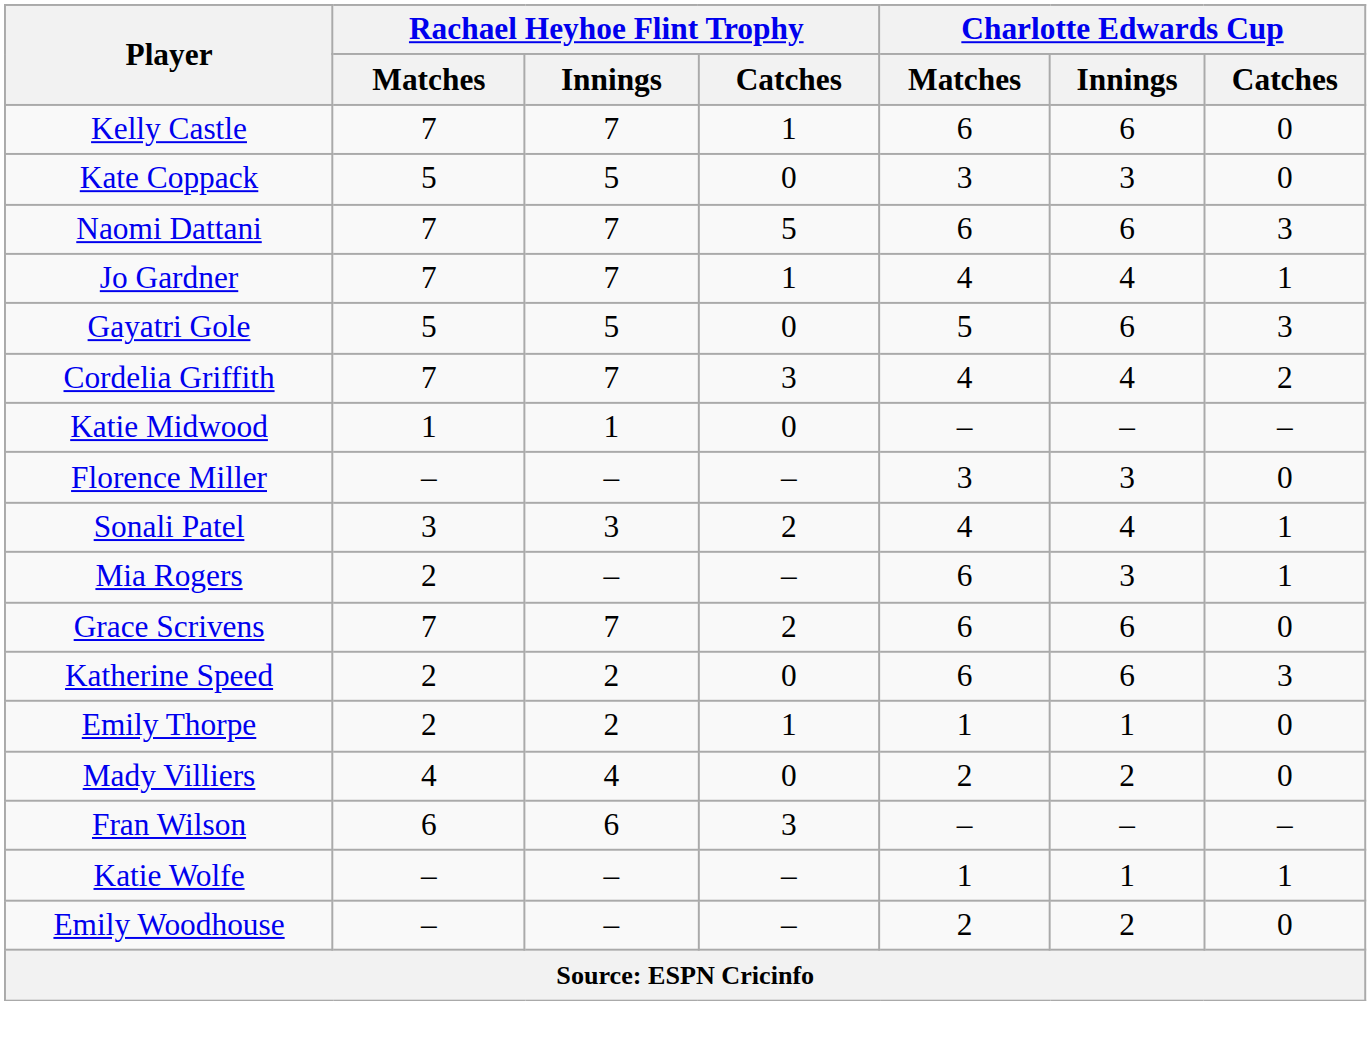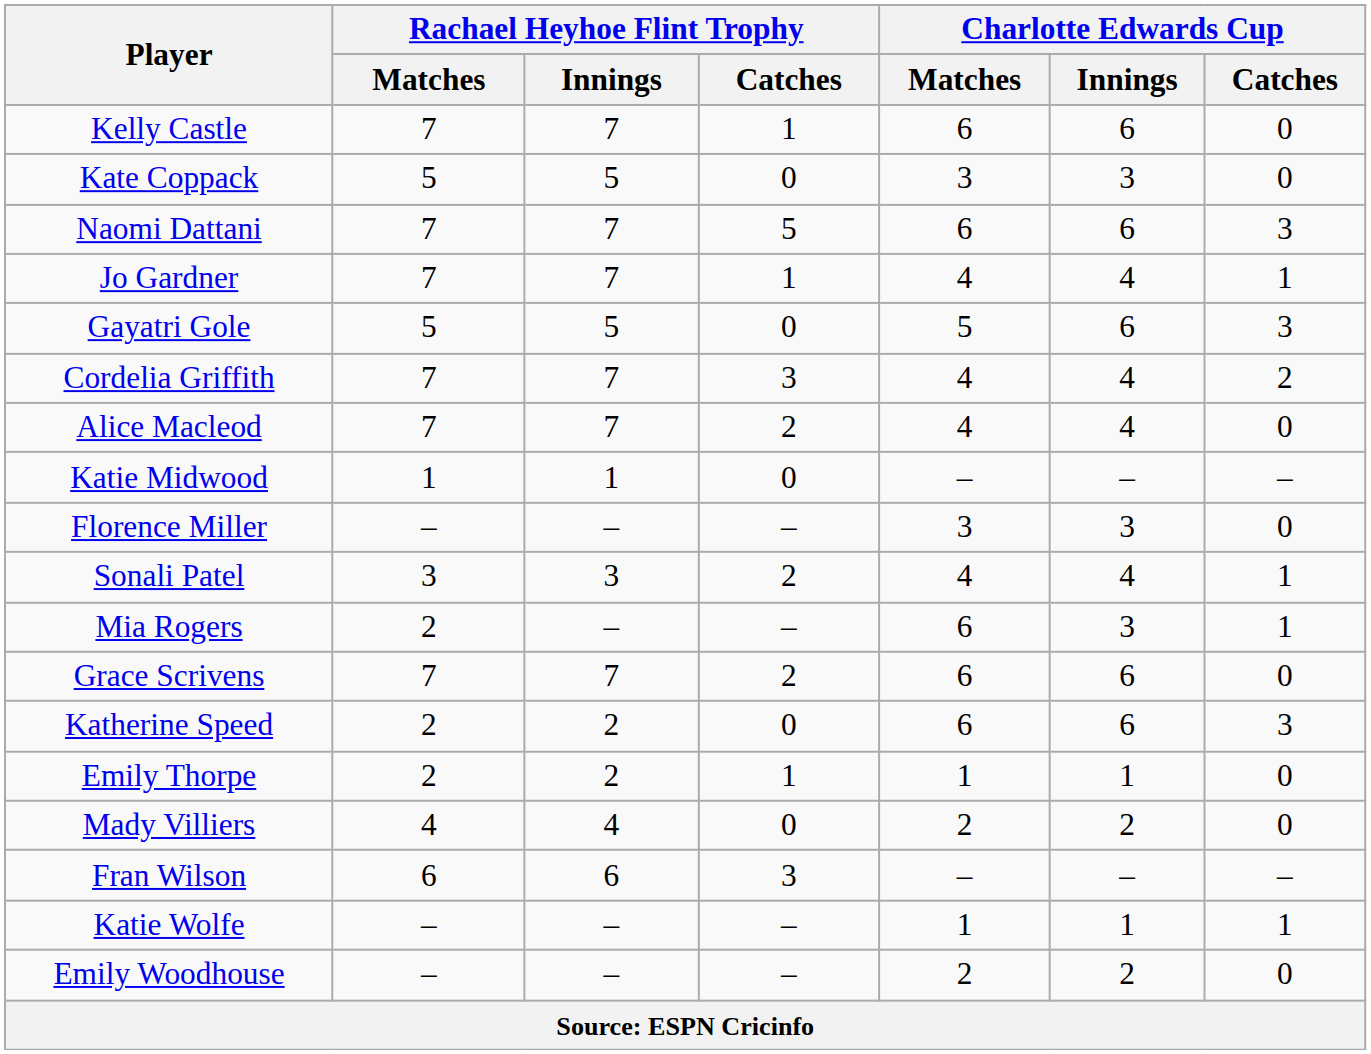+ row: (169, 427)
